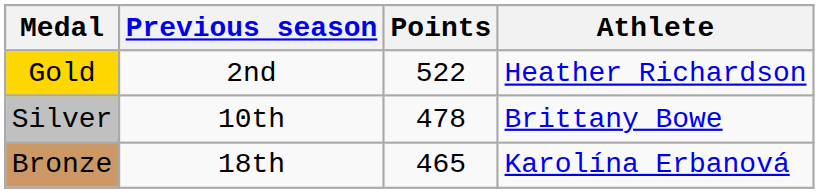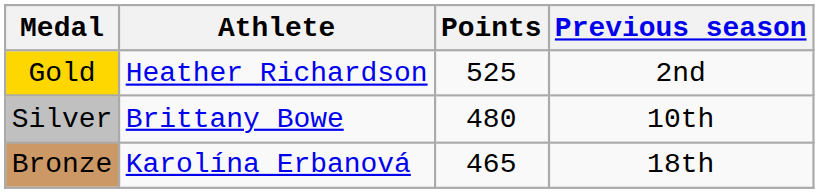columns swapped: (656, 28) <-> (251, 28)
(441, 73) 522 -> (491, 73) 525
(441, 119) 478 -> (491, 119) 480
